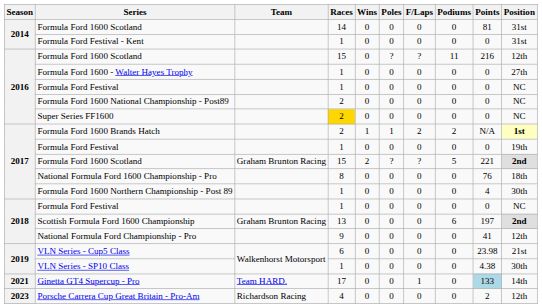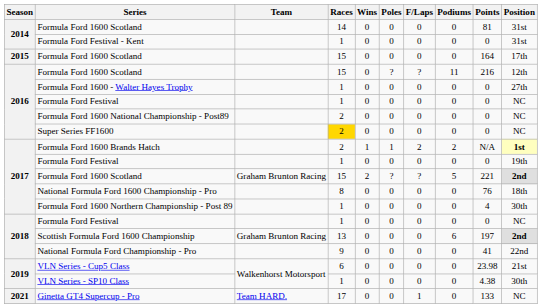+ row: (20, 57)
(519, 236) 12th -> (519, 251) 22nd
(487, 281) lightblue background -> (487, 296) no background
(519, 281) 14th -> (519, 296) NC
- row: (20, 296)
